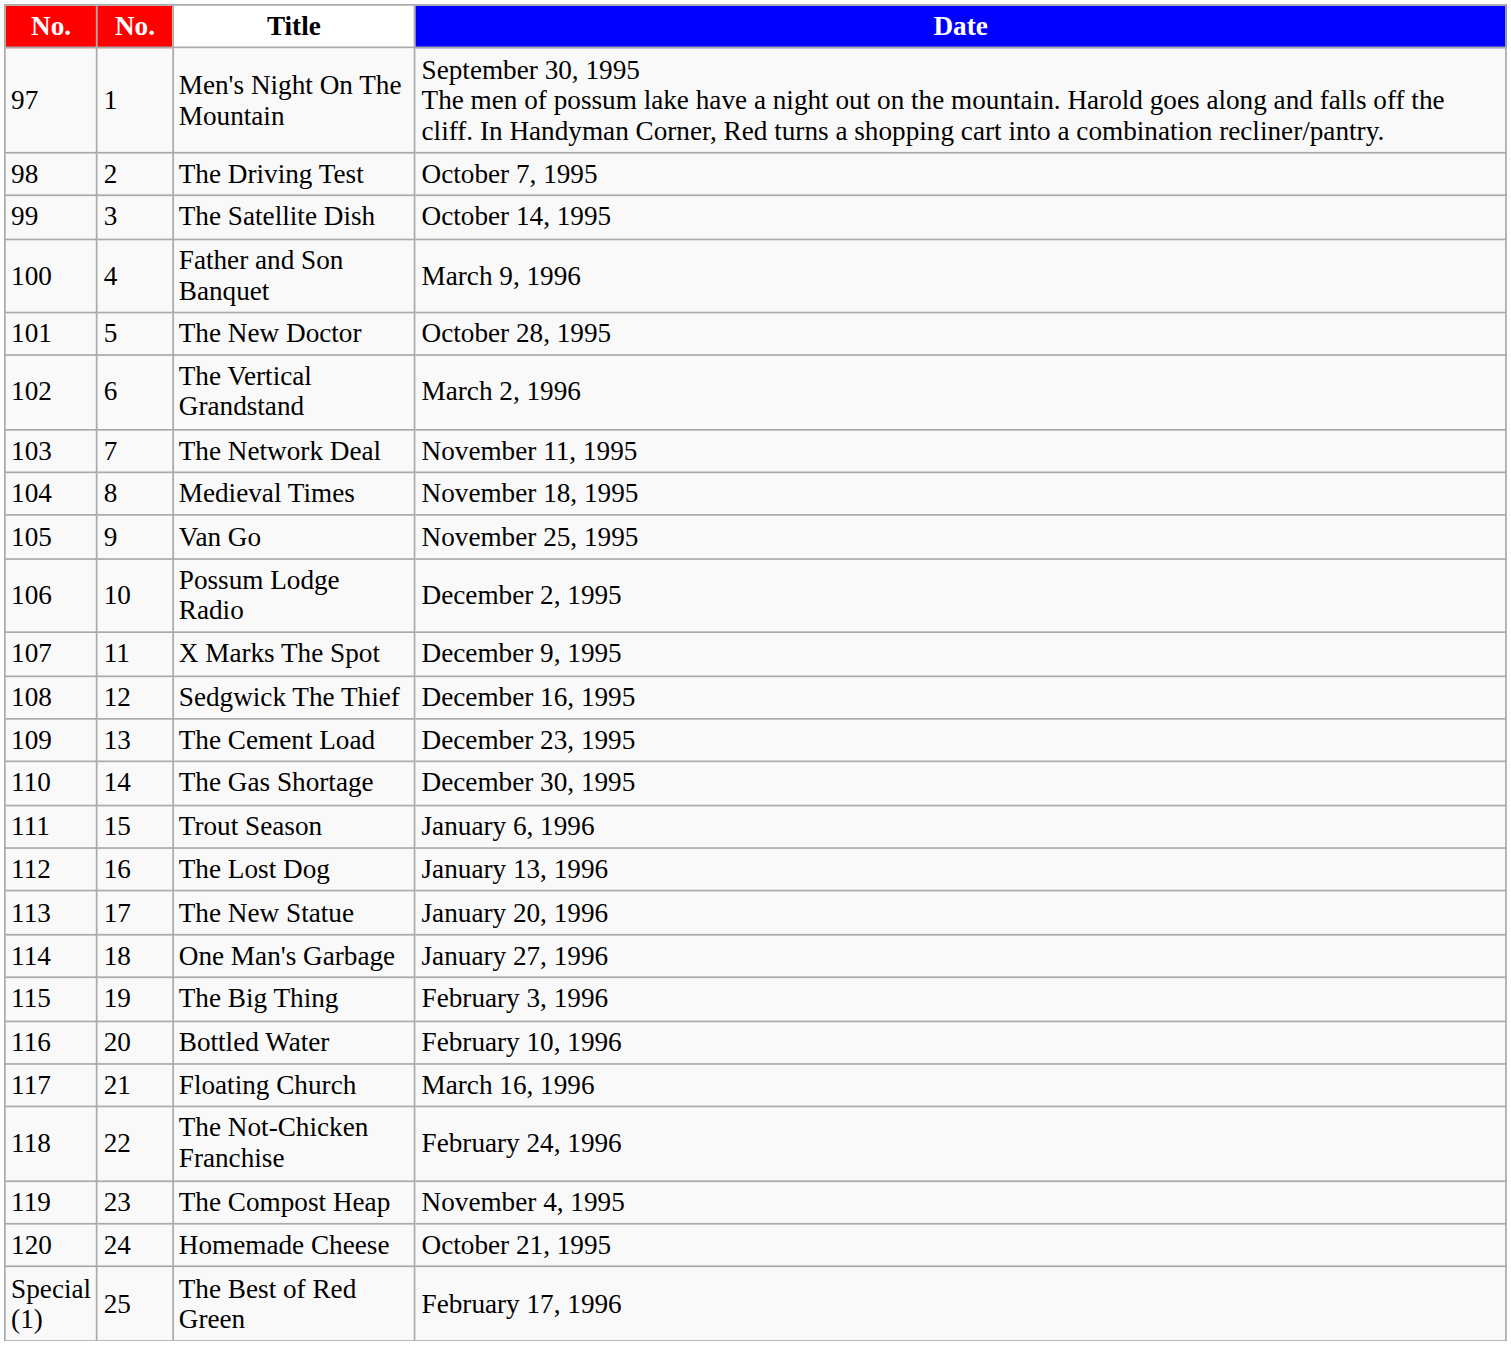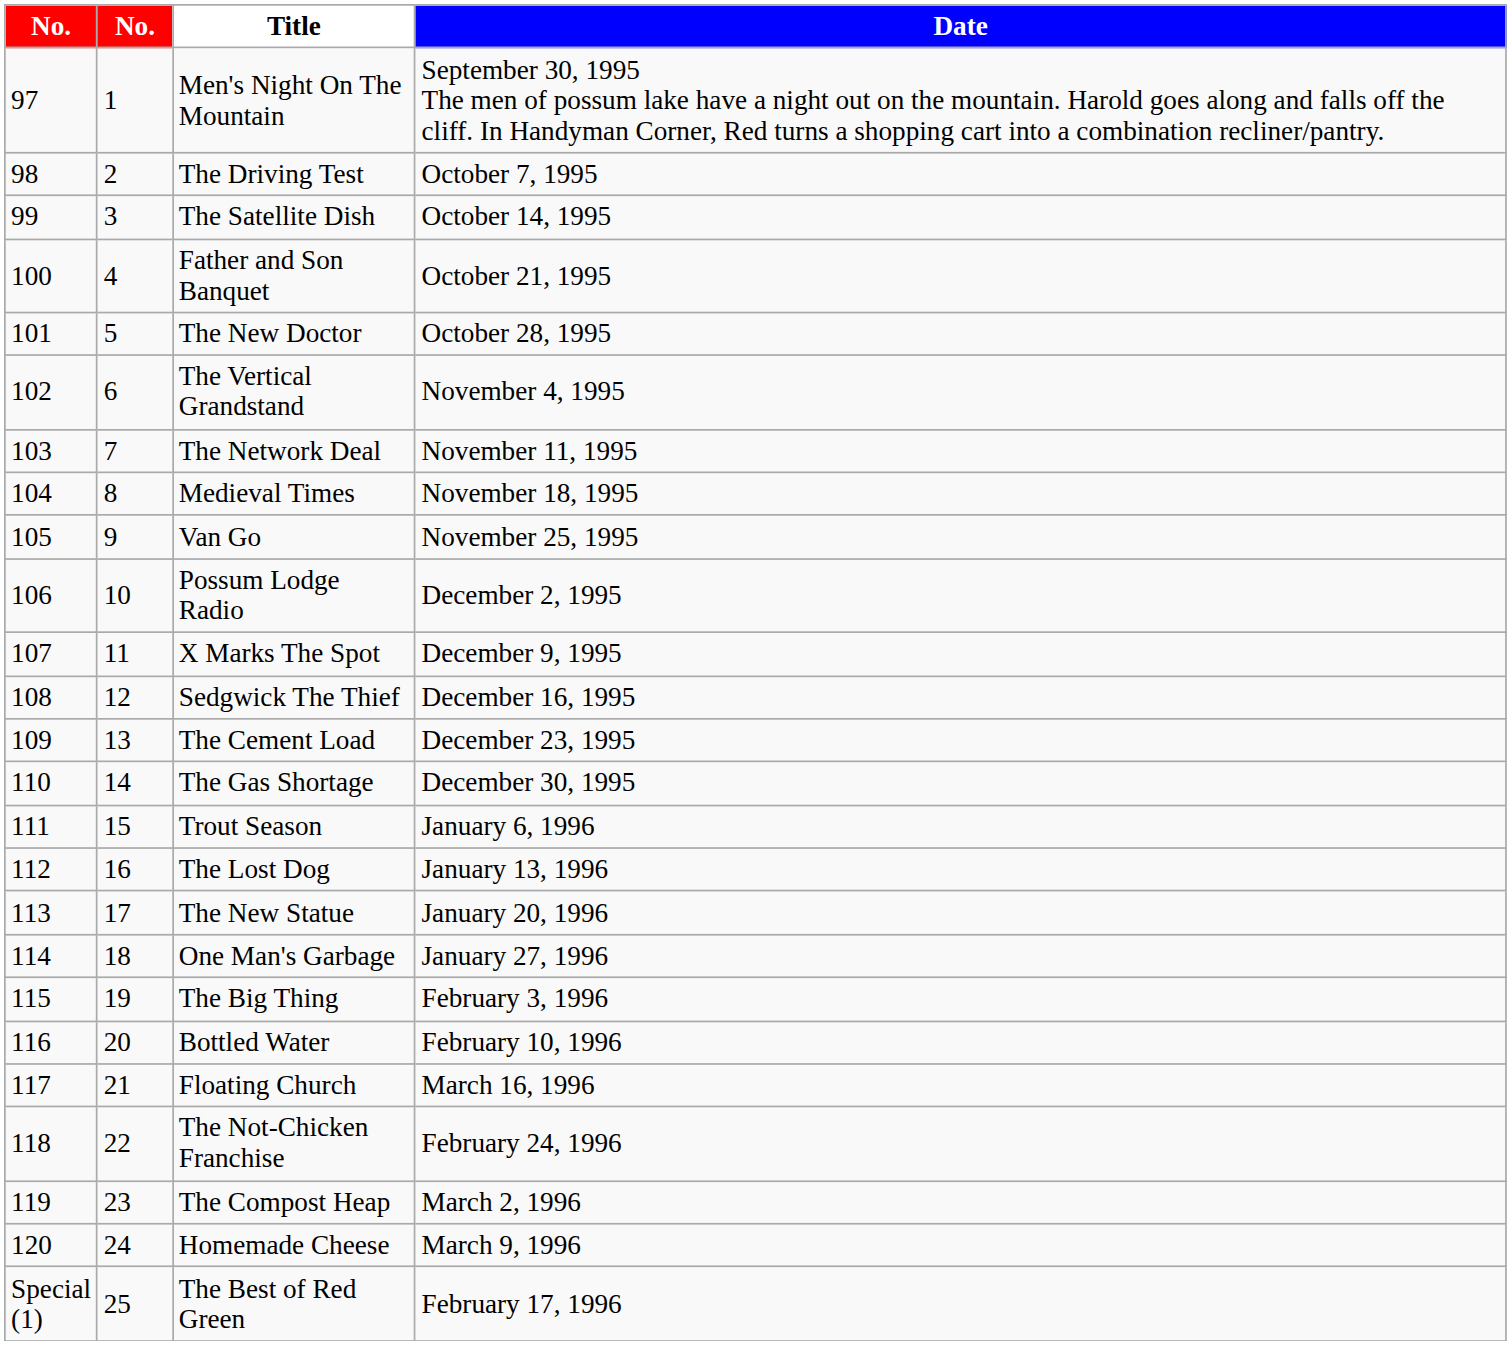(501, 275) March 9, 1996 -> (516, 275) October 21, 1995
(501, 391) March 2, 1996 -> (523, 391) November 4, 1995
(523, 1201) November 4, 1995 -> (501, 1201) March 2, 1996
(516, 1244) October 21, 1995 -> (501, 1244) March 9, 1996
